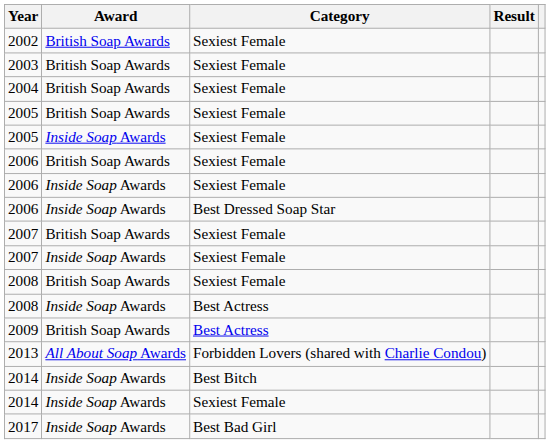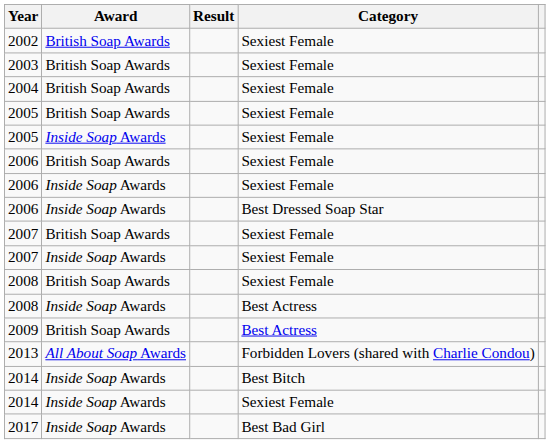columns swapped: (340, 16) <-> (514, 16)
